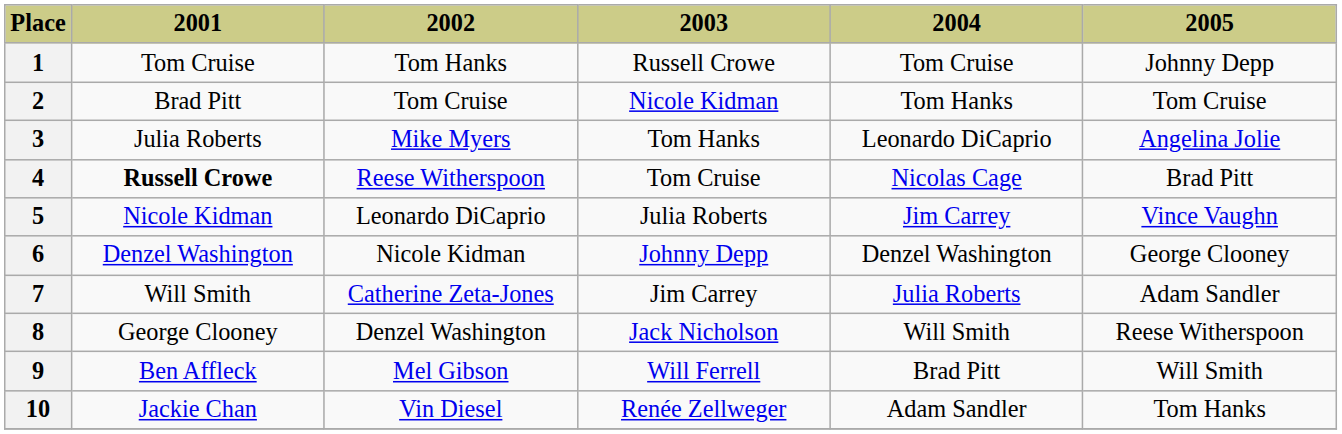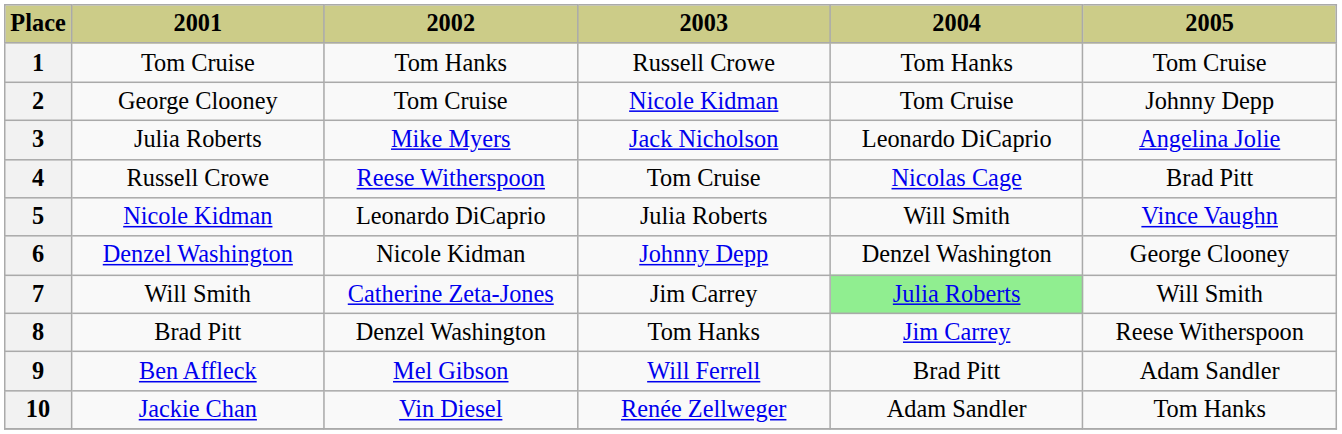(957, 62) Tom Cruise -> (957, 62) Tom Hanks
(1210, 62) Johnny Depp -> (1210, 62) Tom Cruise
(198, 100) Brad Pitt -> (198, 100) George Clooney
(957, 100) Tom Hanks -> (957, 100) Tom Cruise
(1210, 100) Tom Cruise -> (1210, 100) Johnny Depp
(704, 139) Tom Hanks -> (704, 139) Jack Nicholson
(198, 178) bold -> (198, 178) normal
(957, 216) Jim Carrey -> (957, 216) Will Smith
(957, 293) no background -> (957, 293) lightgreen background
(1210, 293) Adam Sandler -> (1210, 293) Will Smith
(198, 332) George Clooney -> (198, 332) Brad Pitt
(704, 332) Jack Nicholson -> (704, 332) Tom Hanks
(957, 332) Will Smith -> (957, 332) Jim Carrey
(1210, 370) Will Smith -> (1210, 370) Adam Sandler
